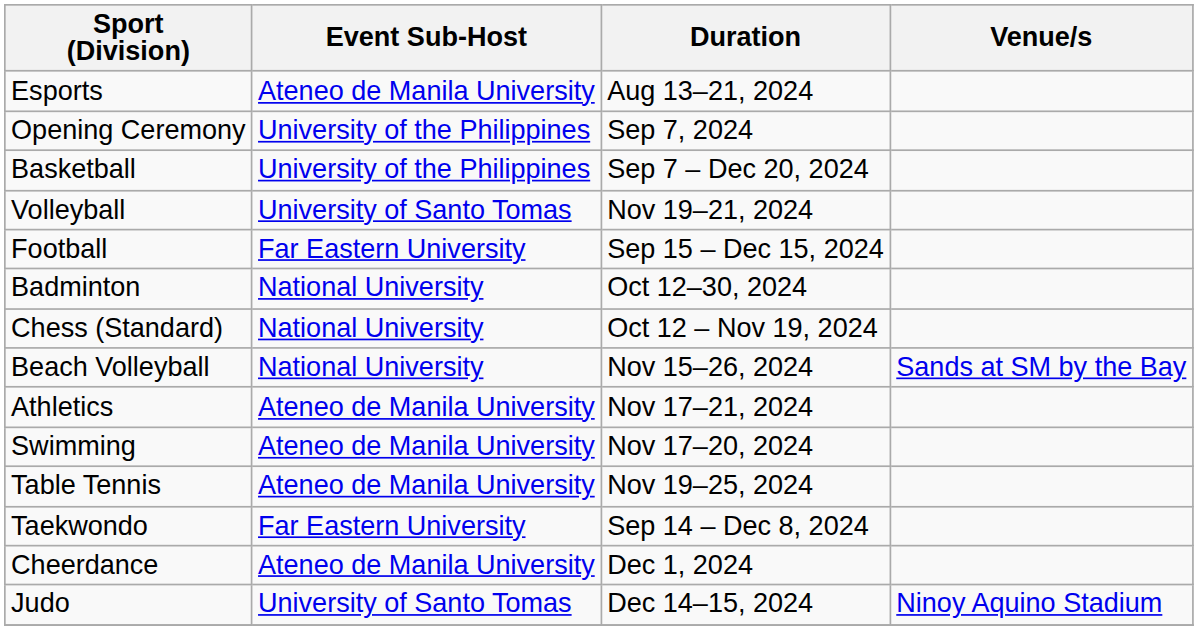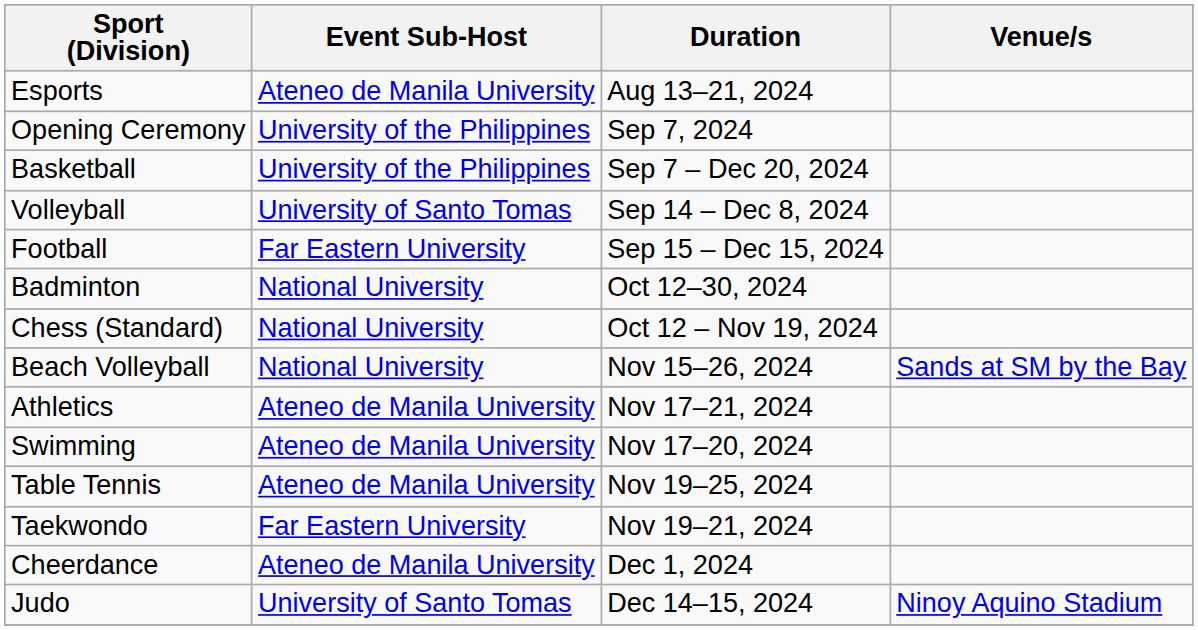(710, 209) Nov 19–21, 2024 -> (738, 209) Sep 14 – Dec 8, 2024
(738, 525) Sep 14 – Dec 8, 2024 -> (710, 525) Nov 19–21, 2024
